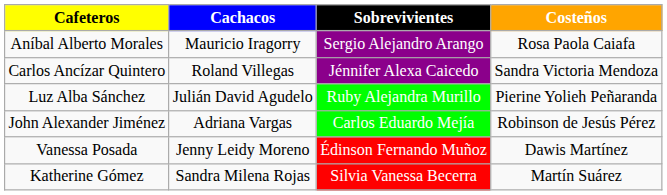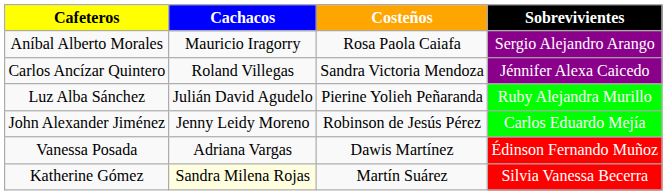columns swapped: (576, 17) <-> (404, 17)
(243, 123) Adriana Vargas -> (243, 123) Jenny Leidy Moreno
(243, 149) Jenny Leidy Moreno -> (243, 149) Adriana Vargas
(243, 176) no background -> (243, 176) lightyellow background
